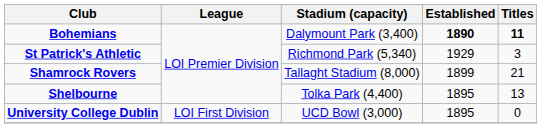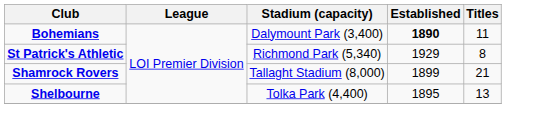(517, 34) bold -> (482, 34) normal
(517, 53) 3 -> (482, 53) 8
- row: (83, 113)
